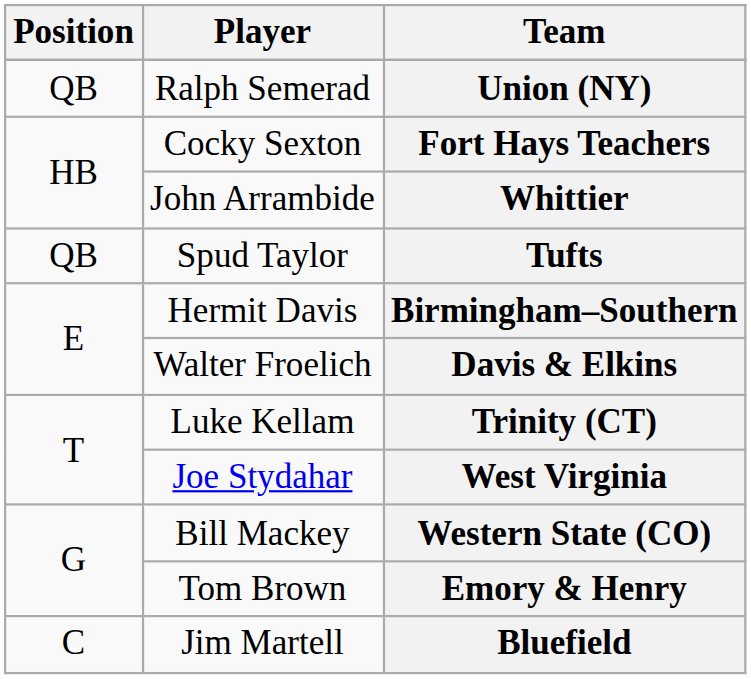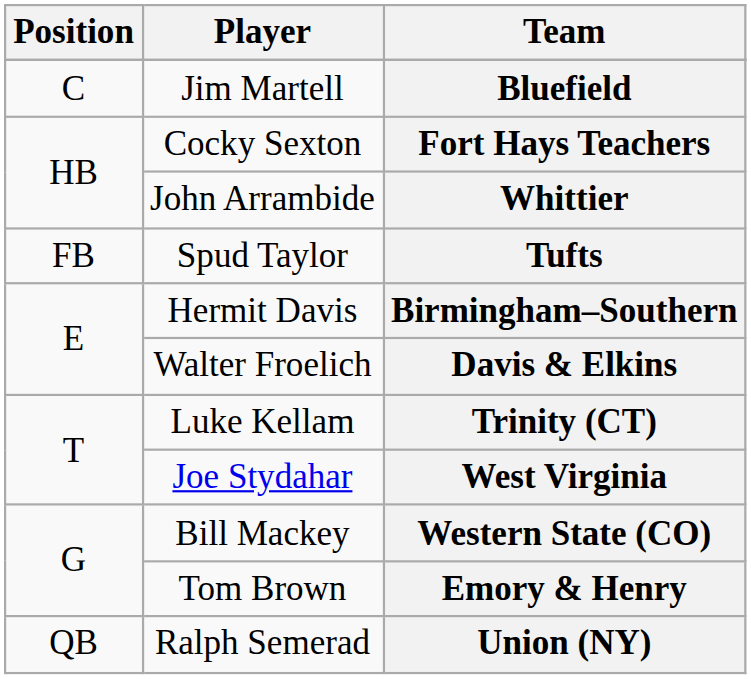rows swapped: (564, 87) <-> (564, 643)
(74, 254) QB -> (74, 254) FB
